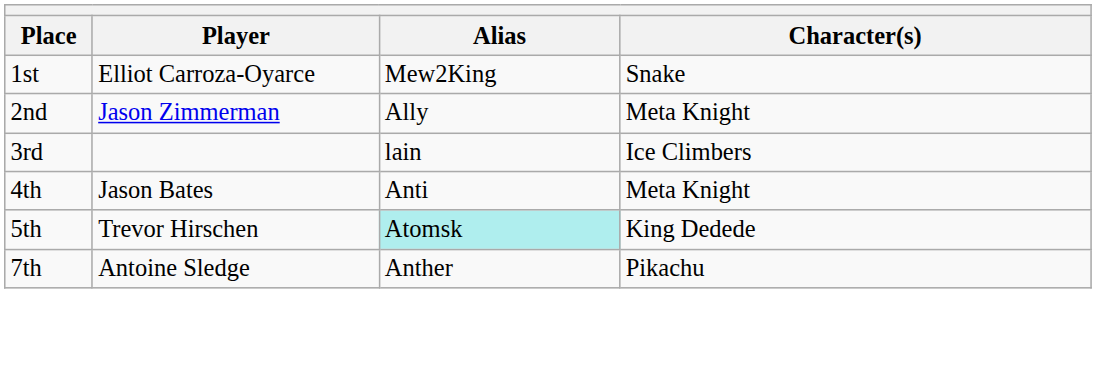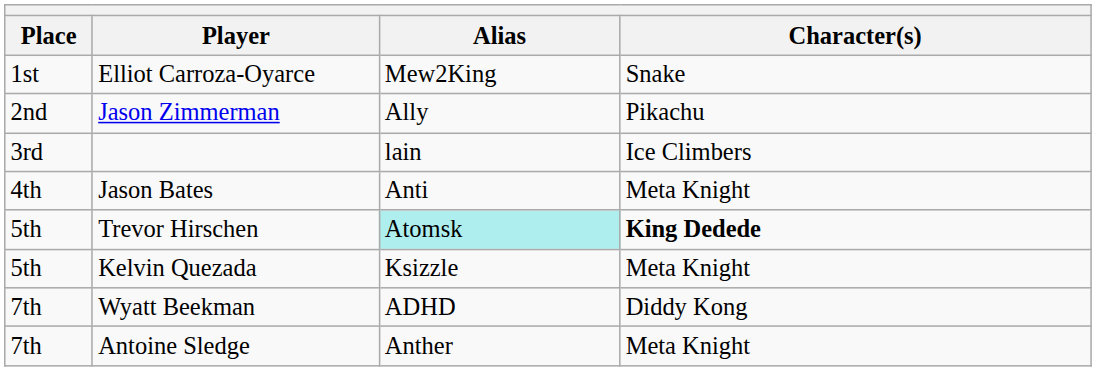(688, 112) Meta Knight -> (665, 112) Pikachu
(691, 229) normal -> (693, 229) bold
+ row: (177, 268)
+ row: (177, 306)
(665, 268) Pikachu -> (688, 345) Meta Knight
